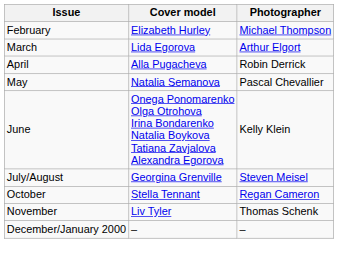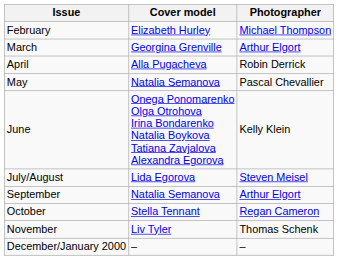(163, 47) Lida Egorova -> (176, 47) Georgina Grenville
(176, 177) Georgina Grenville -> (163, 177) Lida Egorova
+ row: (33, 195)
